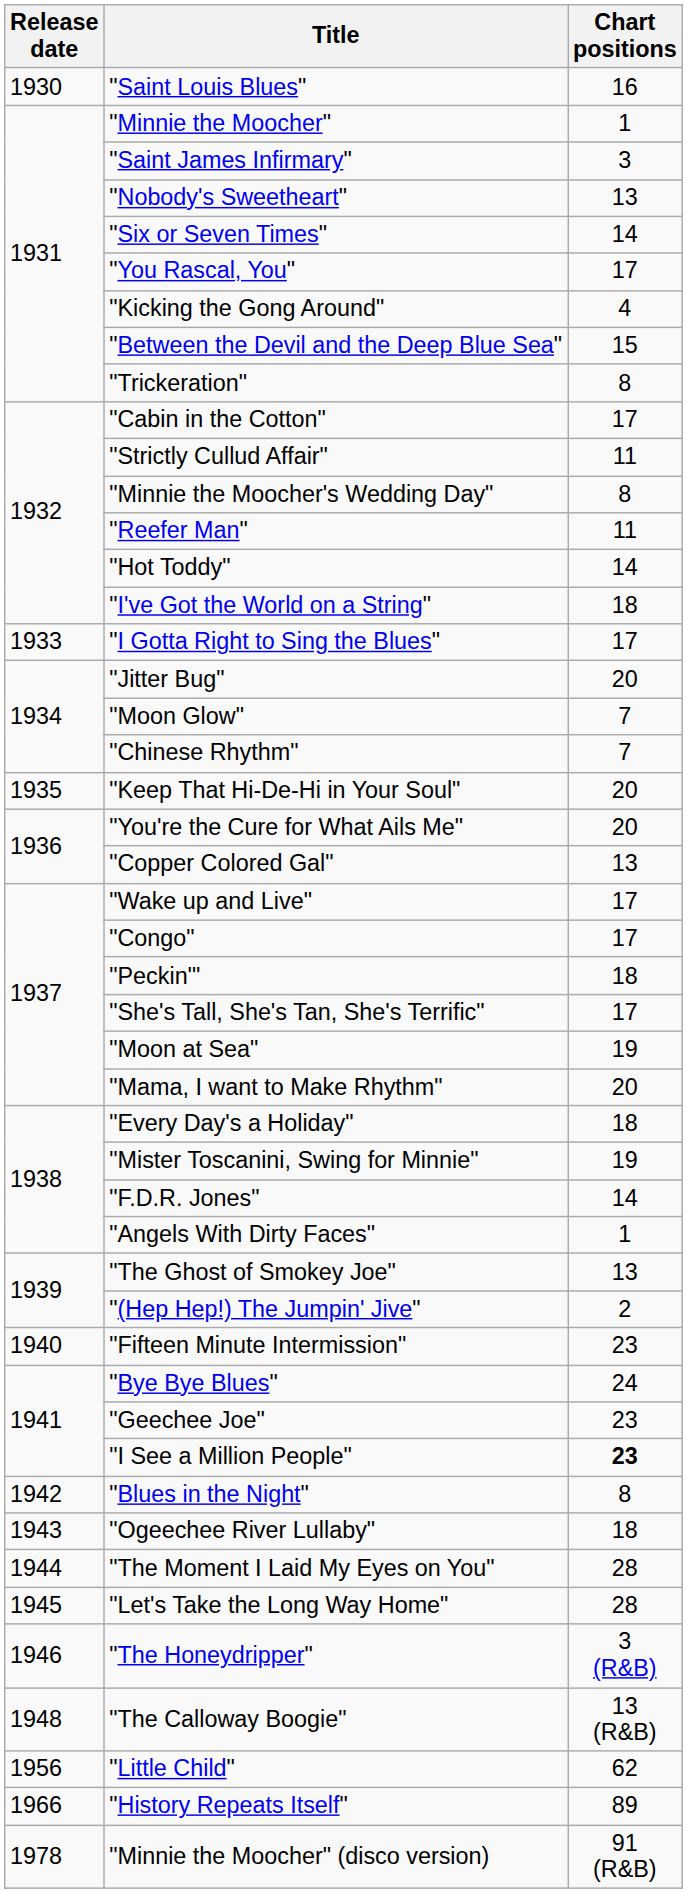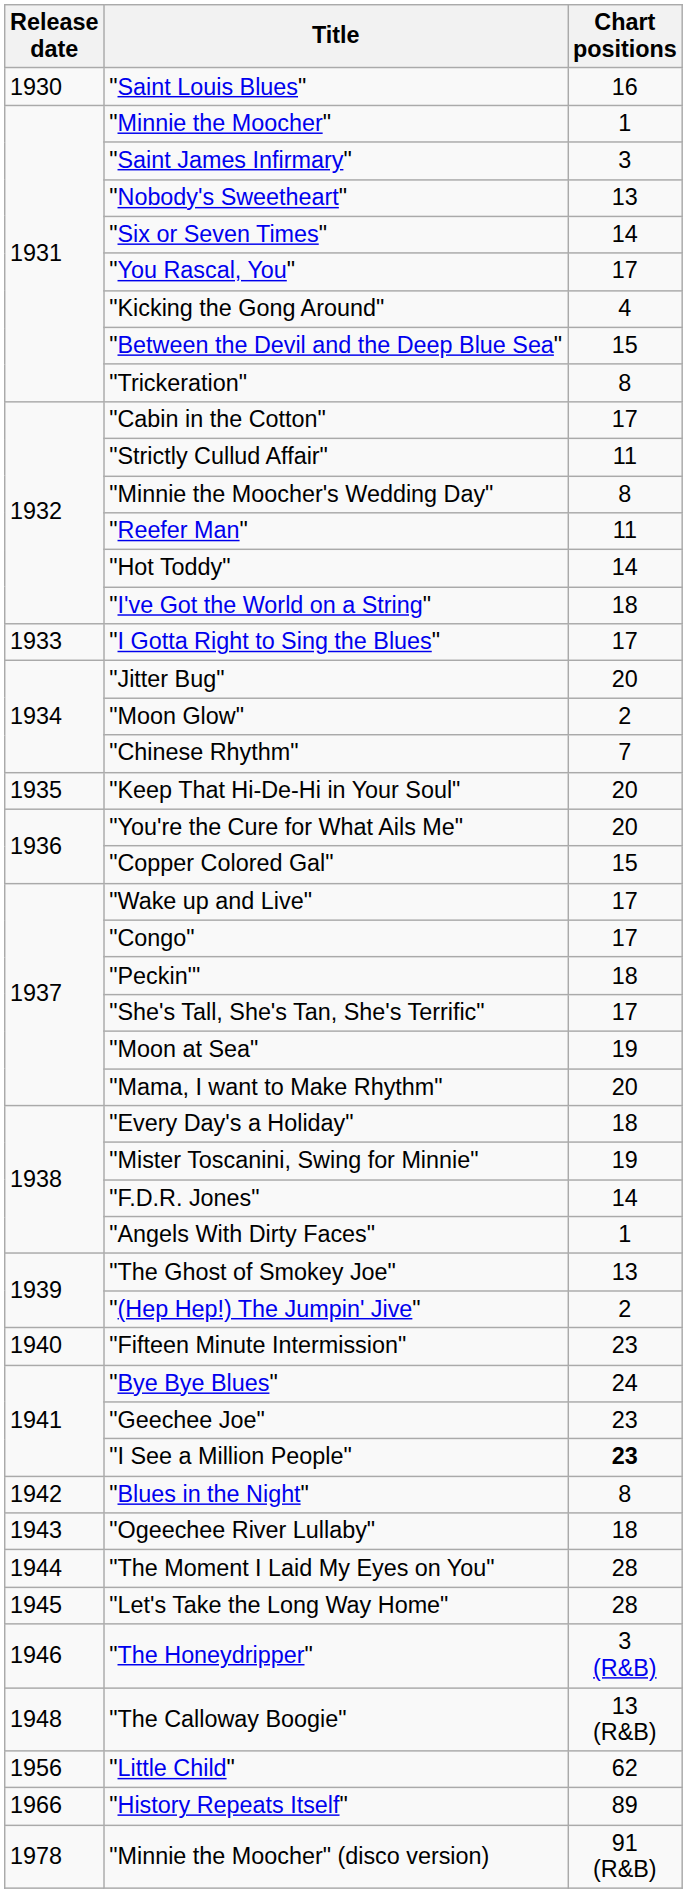(625, 716) 7 -> (625, 716) 2
(625, 864) 13 -> (625, 864) 15
